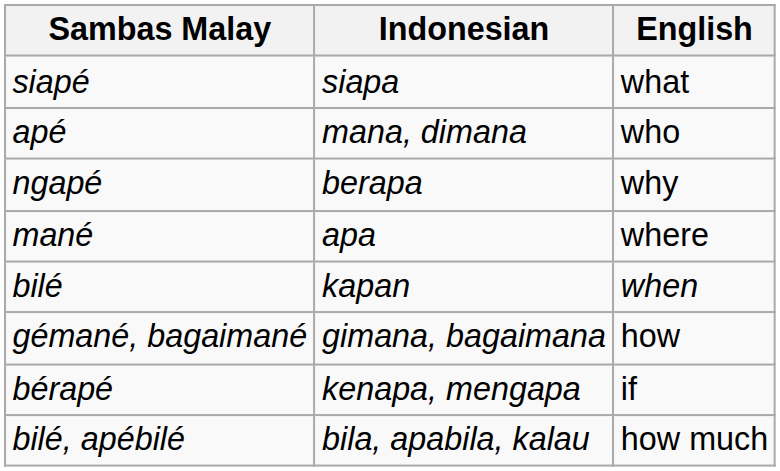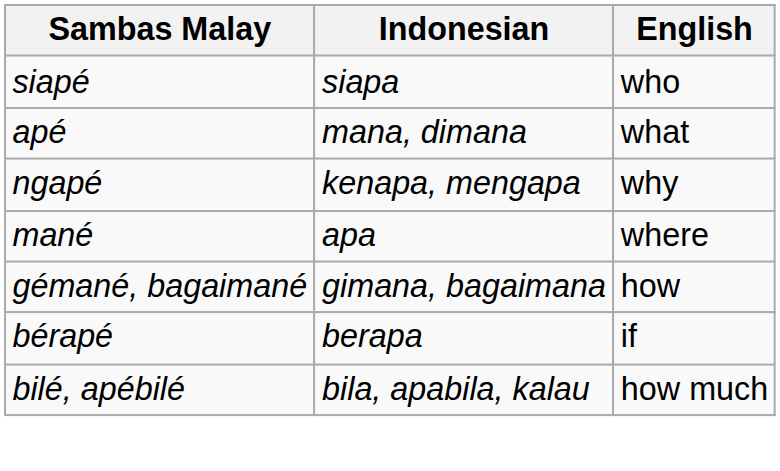(655, 81) what -> (651, 81) who
(651, 132) who -> (655, 132) what
(372, 183) berapa -> (451, 183) kenapa, mengapa
- row: (38, 286)
(451, 388) kenapa, mengapa -> (372, 337) berapa
